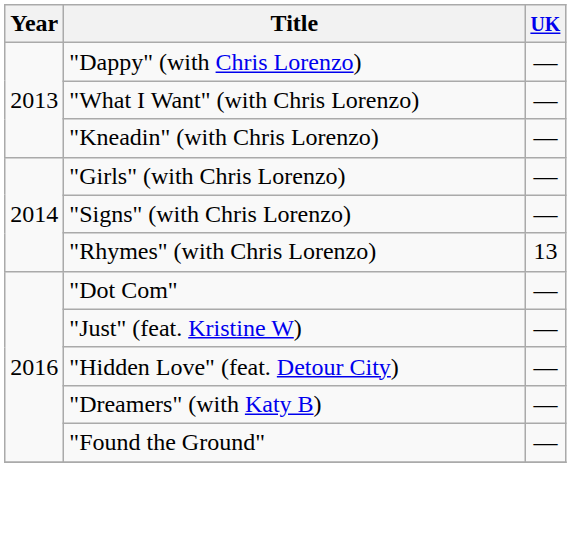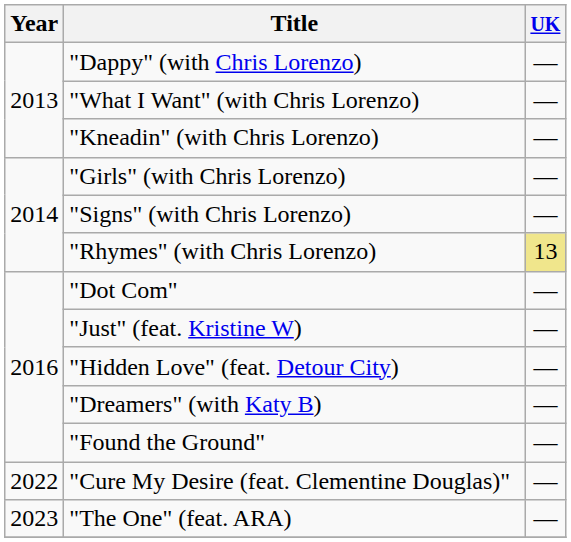(545, 251) no background -> (545, 251) khaki background
+ row: (290, 480)
+ row: (180, 518)
